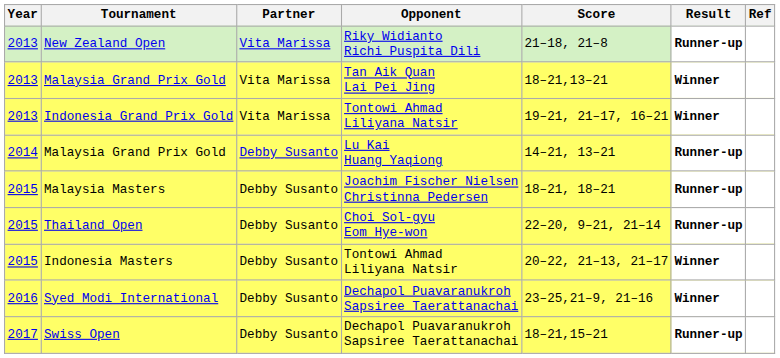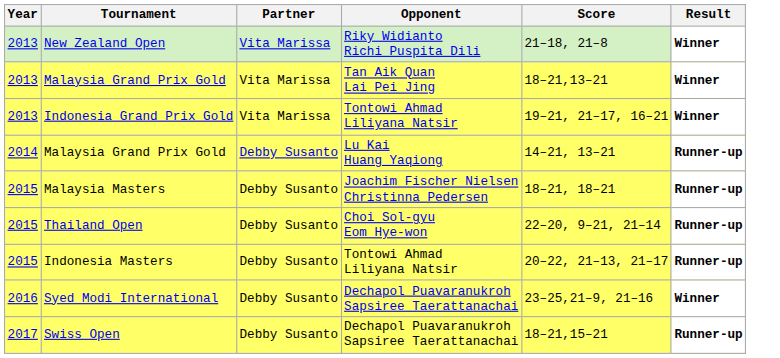- column: (760, 15)
(709, 44) Runner-up -> (697, 44) Winner
(697, 262) Winner -> (709, 262) Runner-up
